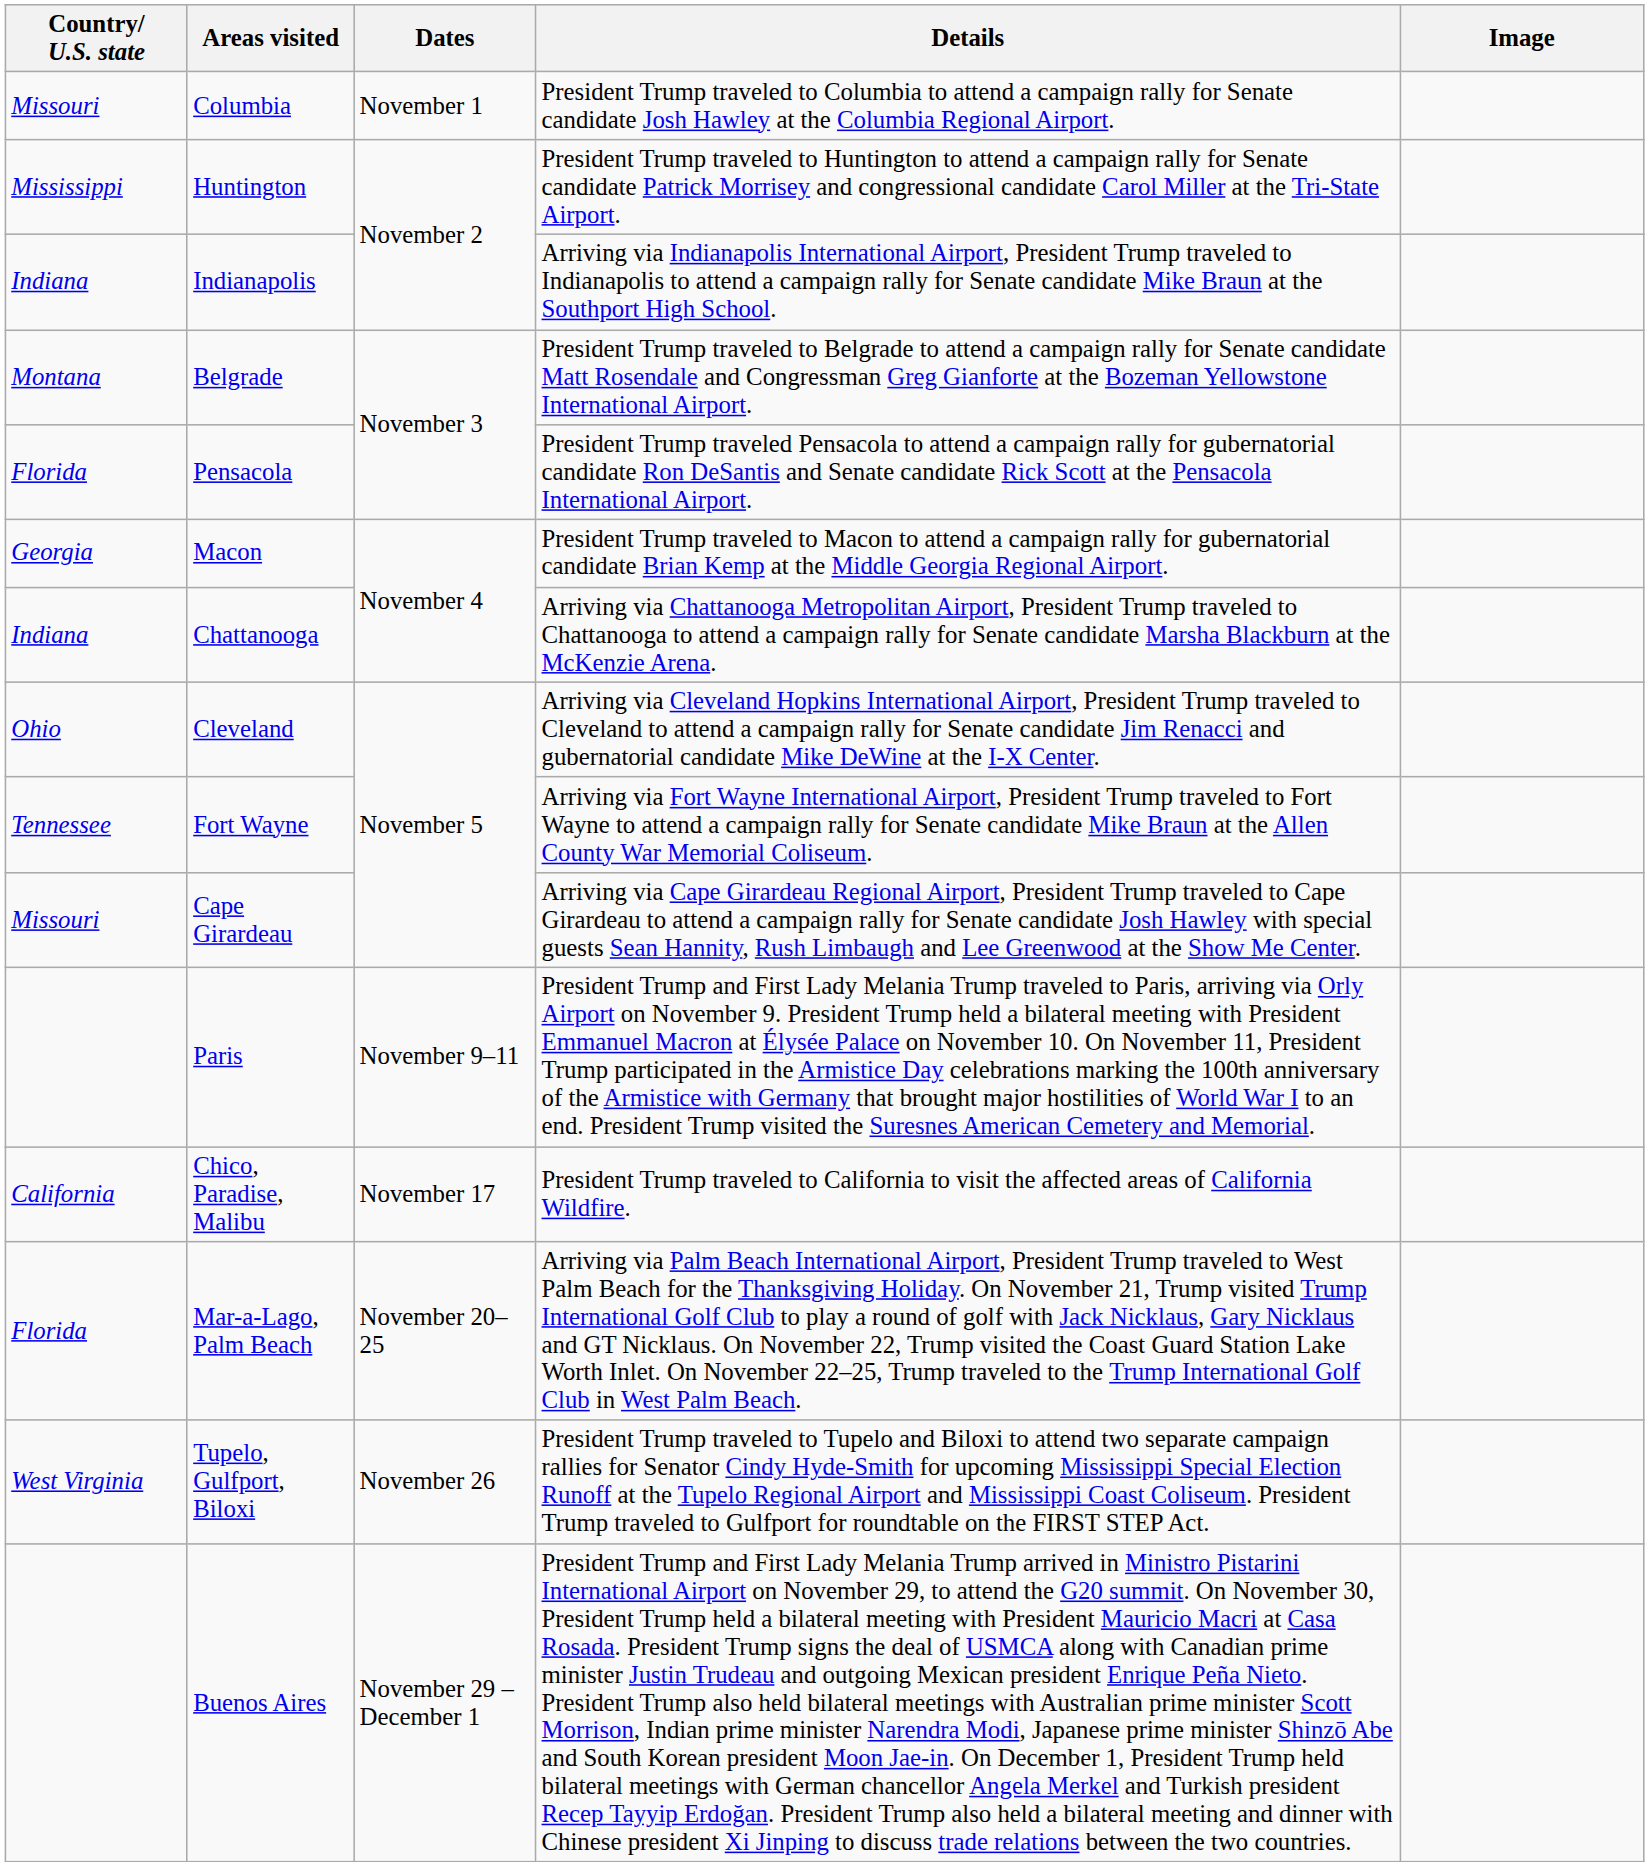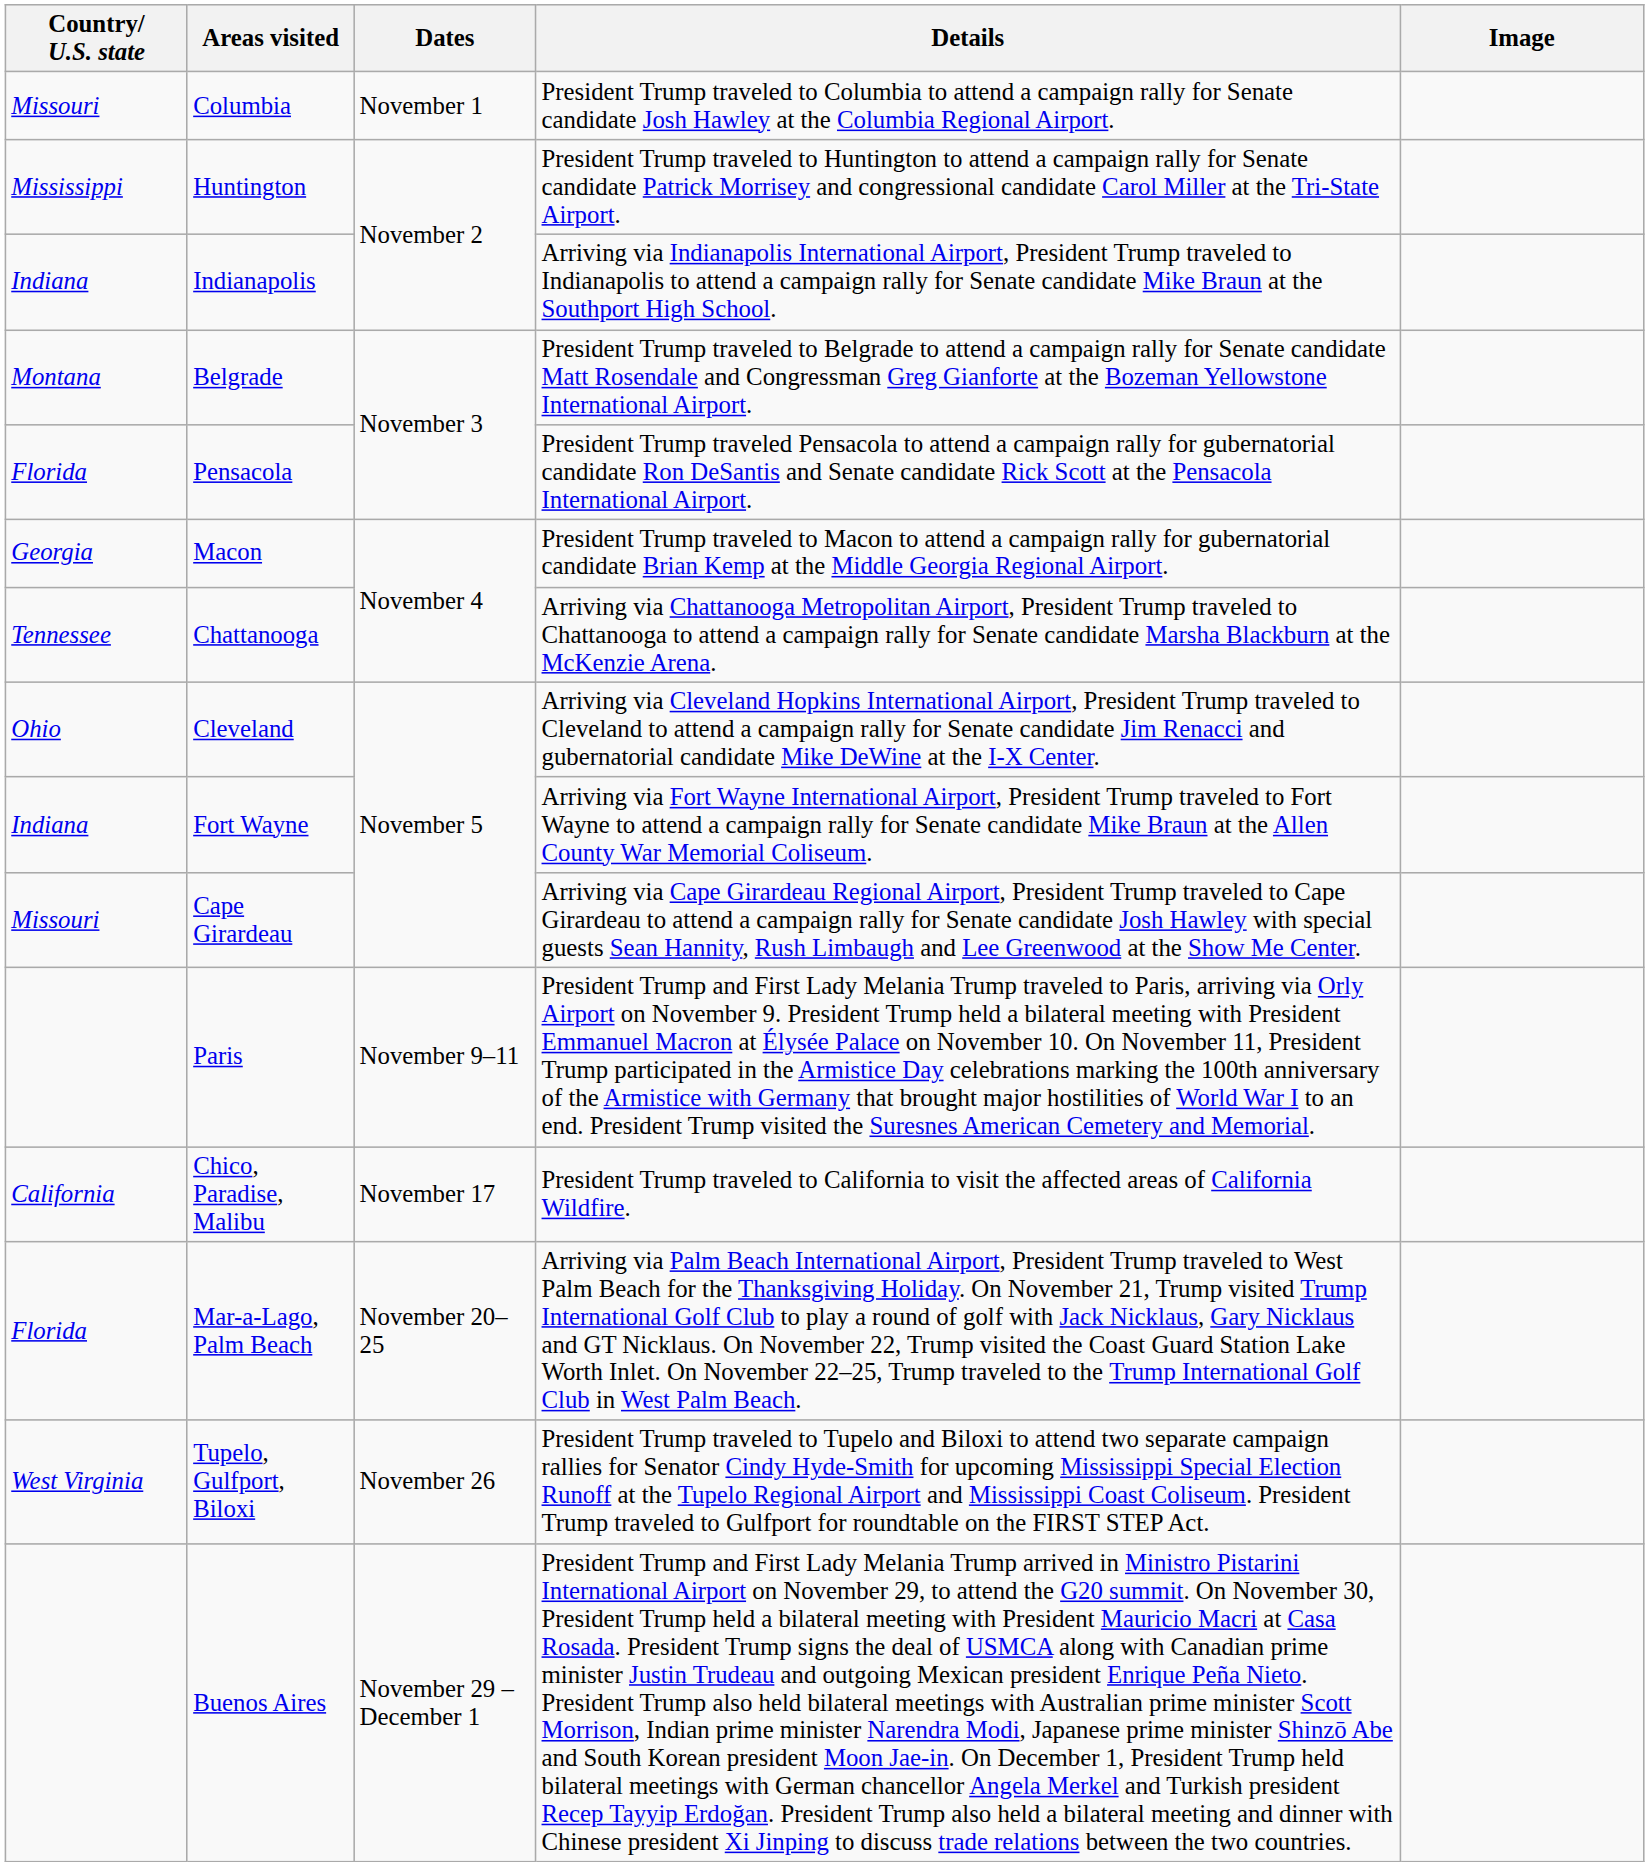(50, 634) Indiana -> (61, 634) Tennessee
(61, 824) Tennessee -> (50, 824) Indiana
